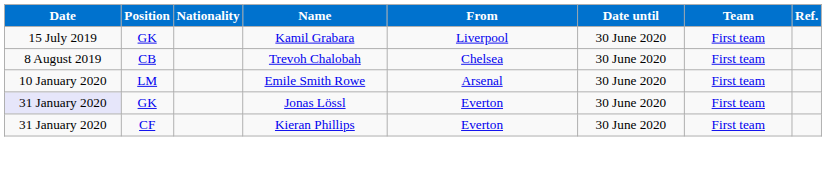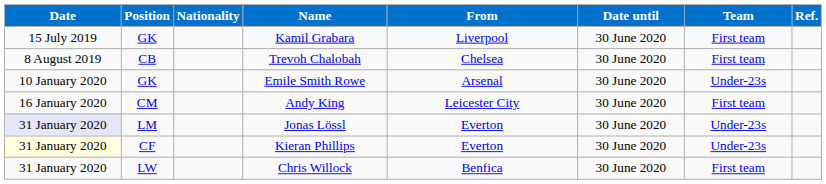(147, 81) LM -> (147, 81) GK
(738, 81) First team -> (738, 81) Under-23s
+ row: (315, 103)
(147, 103) GK -> (147, 125) LM
(738, 103) First team -> (738, 125) Under-23s
(63, 125) no background -> (63, 146) lightyellow background
(738, 125) First team -> (738, 146) Under-23s
+ row: (315, 168)
